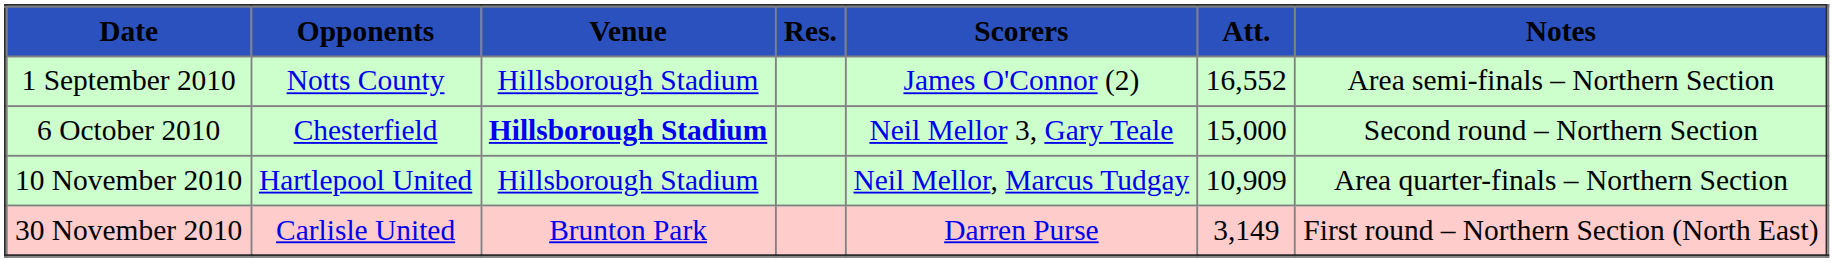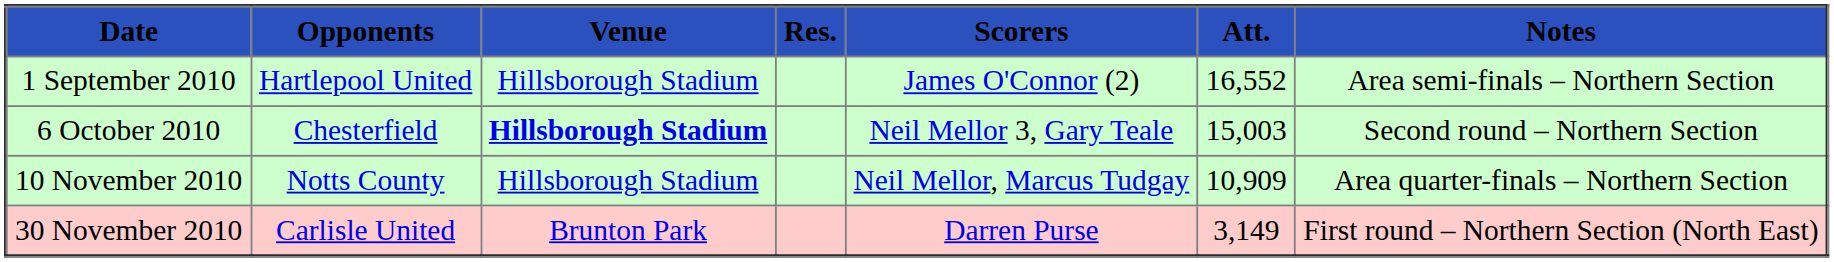(366, 80) Notts County -> (366, 80) Hartlepool United
(1246, 130) 15,000 -> (1246, 130) 15,003
(366, 180) Hartlepool United -> (366, 180) Notts County
